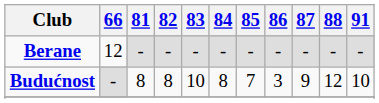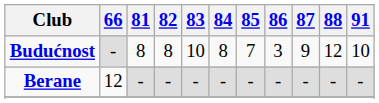rows swapped: (52, 51) <-> (52, 82)
